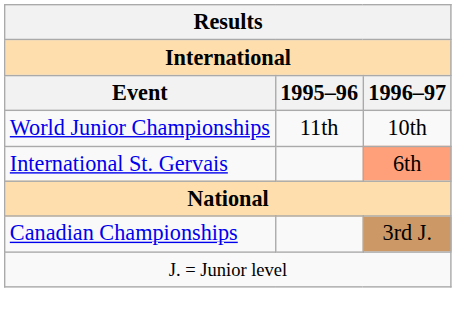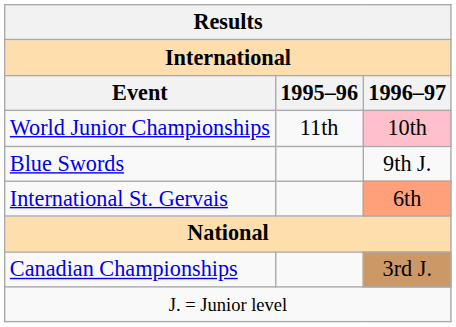(407, 127) no background -> (407, 127) pink background
+ row: (67, 163)
